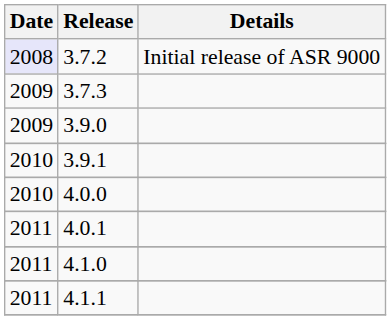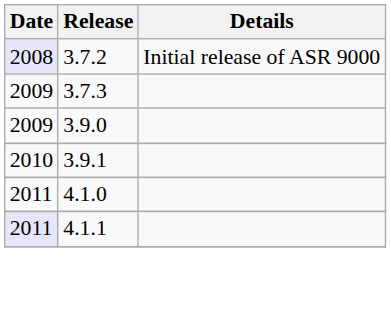- row: (85, 194)
- row: (85, 228)
(31, 297) no background -> (31, 228) lavender background
